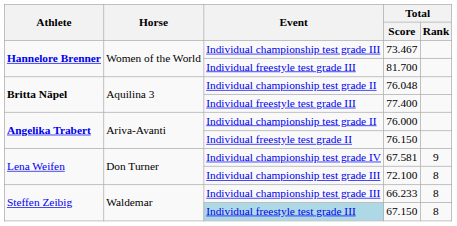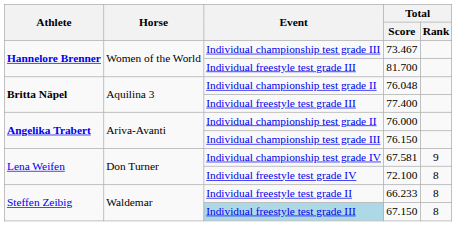(279, 139) Individual freestyle test grade II -> (293, 139) Individual championship test grade III
(293, 175) Individual championship test grade III -> (281, 175) Individual freestyle test grade IV
(293, 193) Individual championship test grade III -> (279, 193) Individual freestyle test grade II
